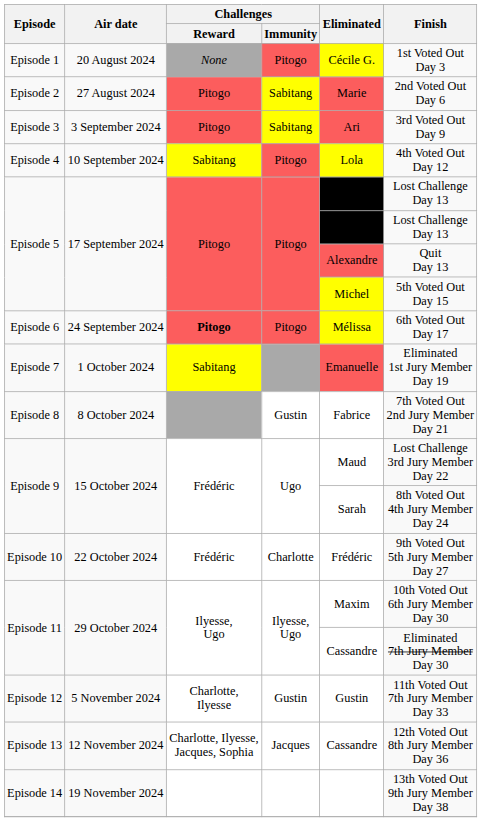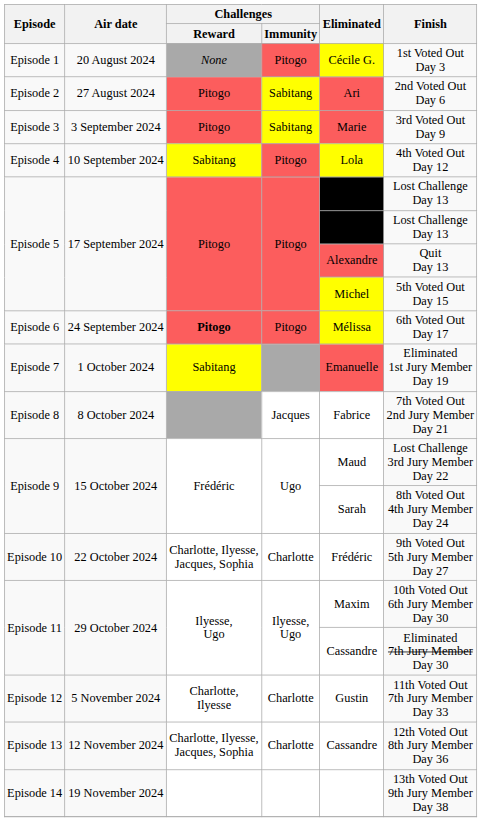(352, 93) Marie -> (352, 93) Ari
(352, 127) Ari -> (352, 127) Marie
(291, 415) Gustin -> (291, 415) Jacques
(214, 556) Frédéric -> (214, 556) Charlotte, Ilyesse, Jacques, Sophia
(291, 698) Gustin -> (291, 698) Charlotte
(291, 745) Jacques -> (291, 745) Charlotte
